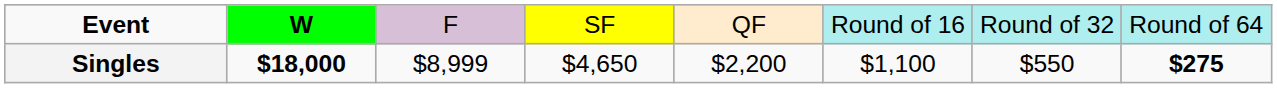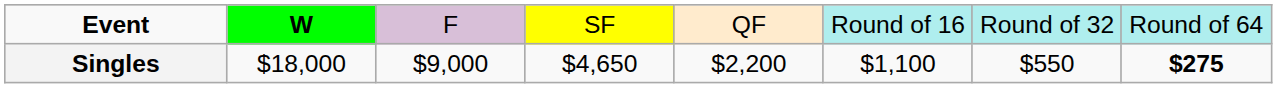(301, 63) bold -> (301, 63) normal
(451, 63) $8,999 -> (451, 63) $9,000
